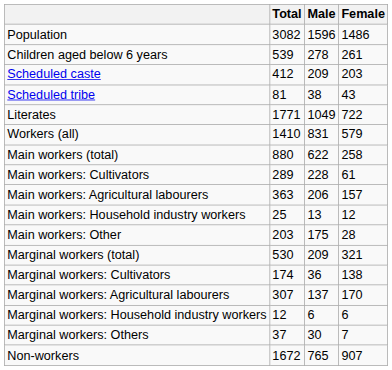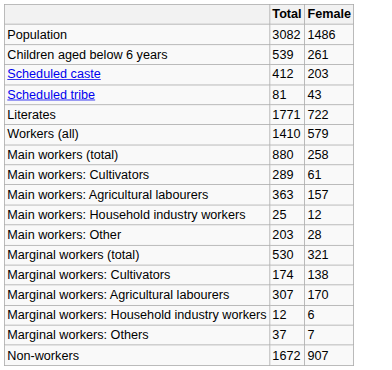- column: (321, 14)
